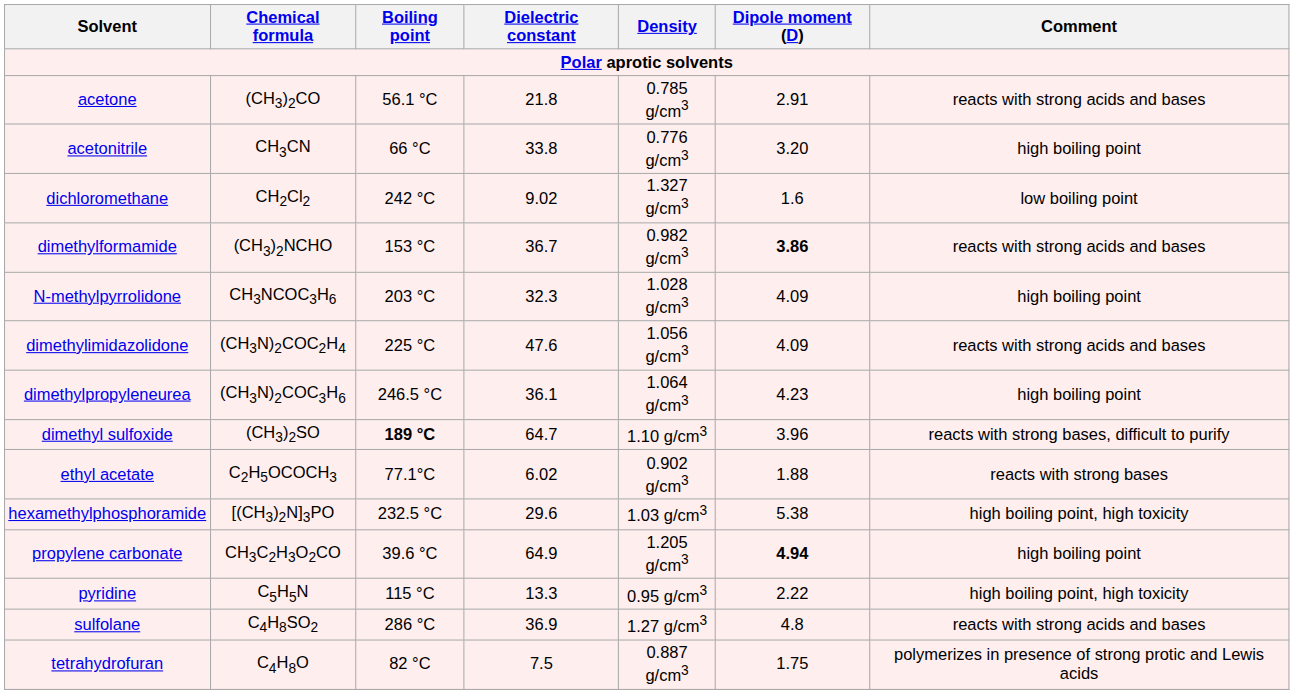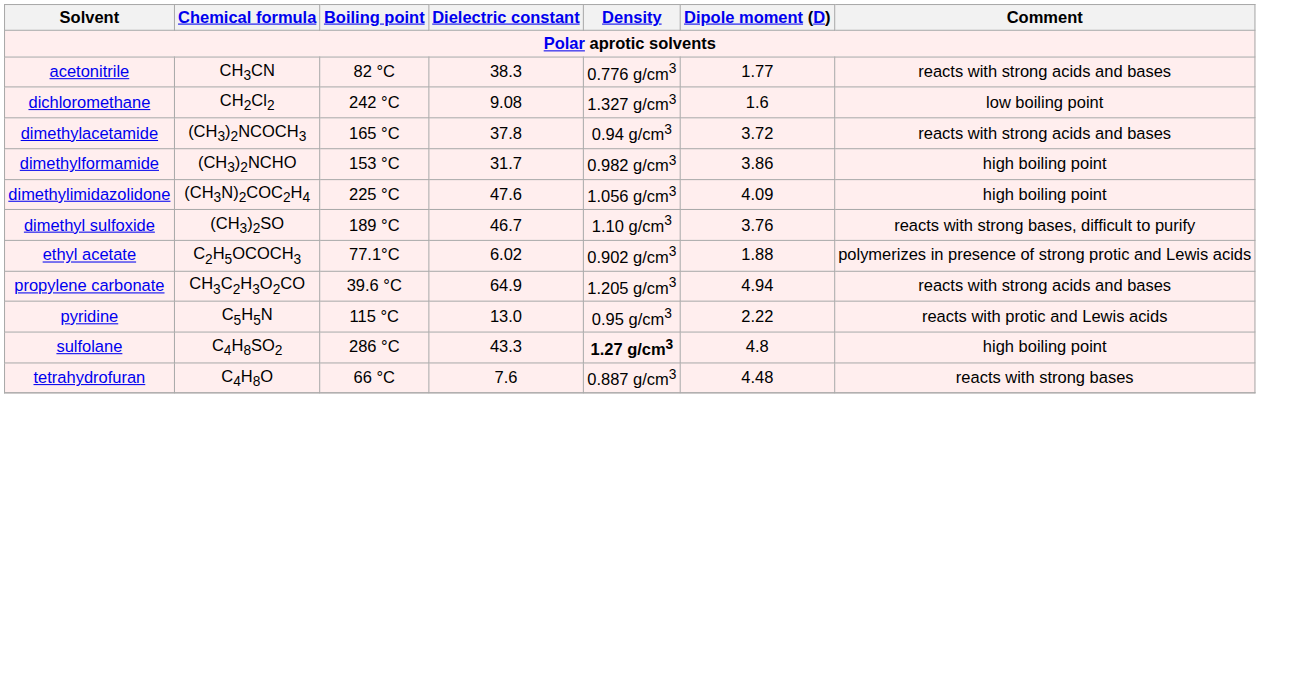- row: (107, 99)
(410, 149) 66 °C -> (374, 72) 82 °C
(541, 149) 33.8 -> (506, 72) 38.3
(792, 149) 3.20 -> (757, 72) 1.77
(1079, 149) high boiling point -> (1045, 72) reacts with strong acids and bases
(541, 198) 9.02 -> (506, 102) 9.08
+ row: (89, 133)
(541, 247) 36.7 -> (506, 163) 31.7
(792, 247) bold -> (757, 163) normal
(1079, 247) reacts with strong acids and bases -> (1045, 163) high boiling point
- row: (107, 296)
(1079, 345) reacts with strong acids and bases -> (1045, 194) high boiling point
- row: (107, 394)
(410, 434) bold -> (374, 225) normal
(541, 434) 64.7 -> (506, 225) 46.7
(792, 434) 3.96 -> (757, 225) 3.76
(1079, 474) reacts with strong bases -> (1045, 255) polymerizes in presence of strong protic and Lewis acids
- row: (107, 514)
(792, 554) bold -> (757, 286) normal
(1079, 554) high boiling point -> (1045, 286) reacts with strong acids and bases
(541, 593) 13.3 -> (506, 316) 13.0
(1079, 593) high boiling point, high toxicity -> (1045, 316) reacts with protic and Lewis acids
(541, 624) 36.9 -> (506, 347) 43.3
(667, 624) normal -> (632, 347) bold
(1079, 624) reacts with strong acids and bases -> (1045, 347) high boiling point
(410, 664) 82 °C -> (374, 378) 66 °C
(541, 664) 7.5 -> (506, 378) 7.6
(792, 664) 1.75 -> (757, 378) 4.48
(1079, 664) polymerizes in presence of strong protic and Lewis acids -> (1045, 378) reacts with strong bases
